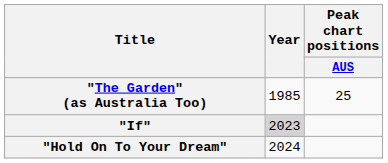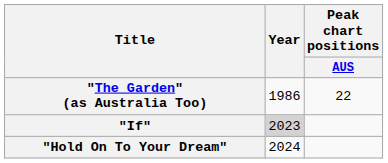(285, 96) 1985 -> (285, 96) 1986
(343, 96) 25 -> (343, 96) 22
